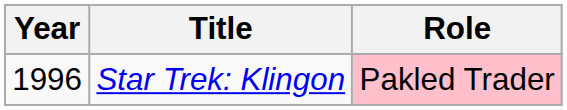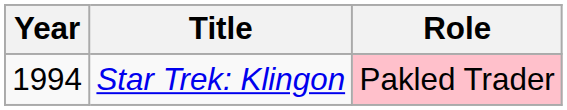(47, 79) 1996 -> (47, 79) 1994
